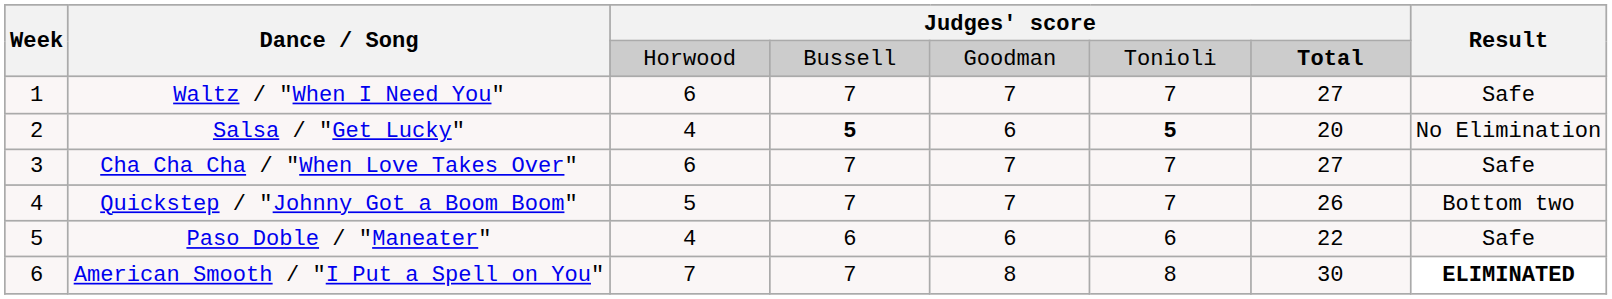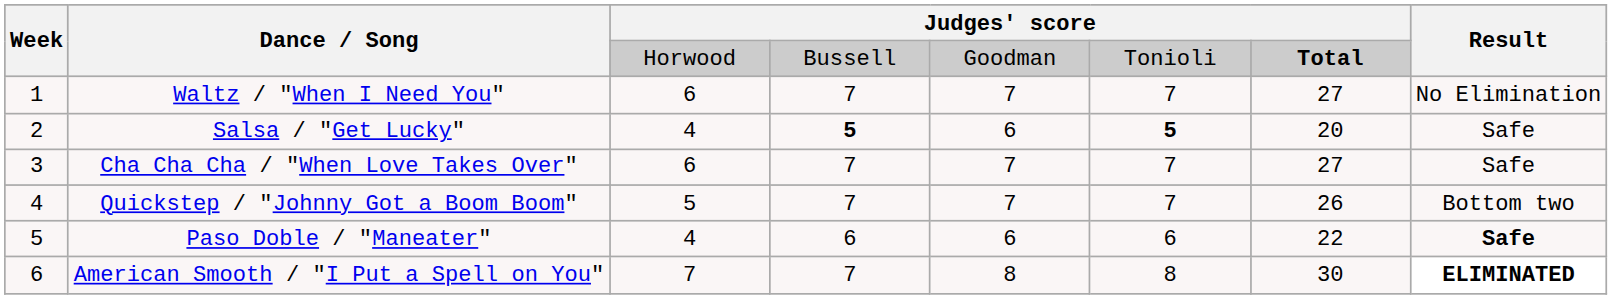(1508, 95) Safe -> (1508, 95) No Elimination
(1508, 131) No Elimination -> (1508, 131) Safe
(1508, 239) normal -> (1508, 239) bold
